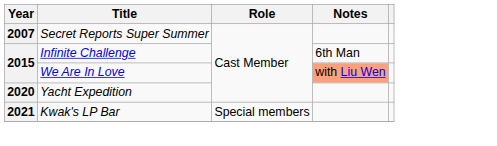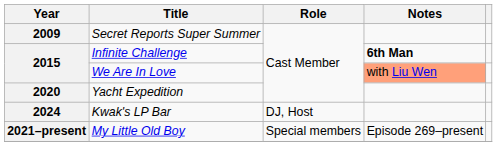(21, 33) 2007 -> (47, 33) 2009
(338, 53) normal -> (390, 53) bold
(21, 111) 2021 -> (47, 111) 2024
(262, 111) Special members -> (289, 111) DJ, Host
+ row: (138, 131)
